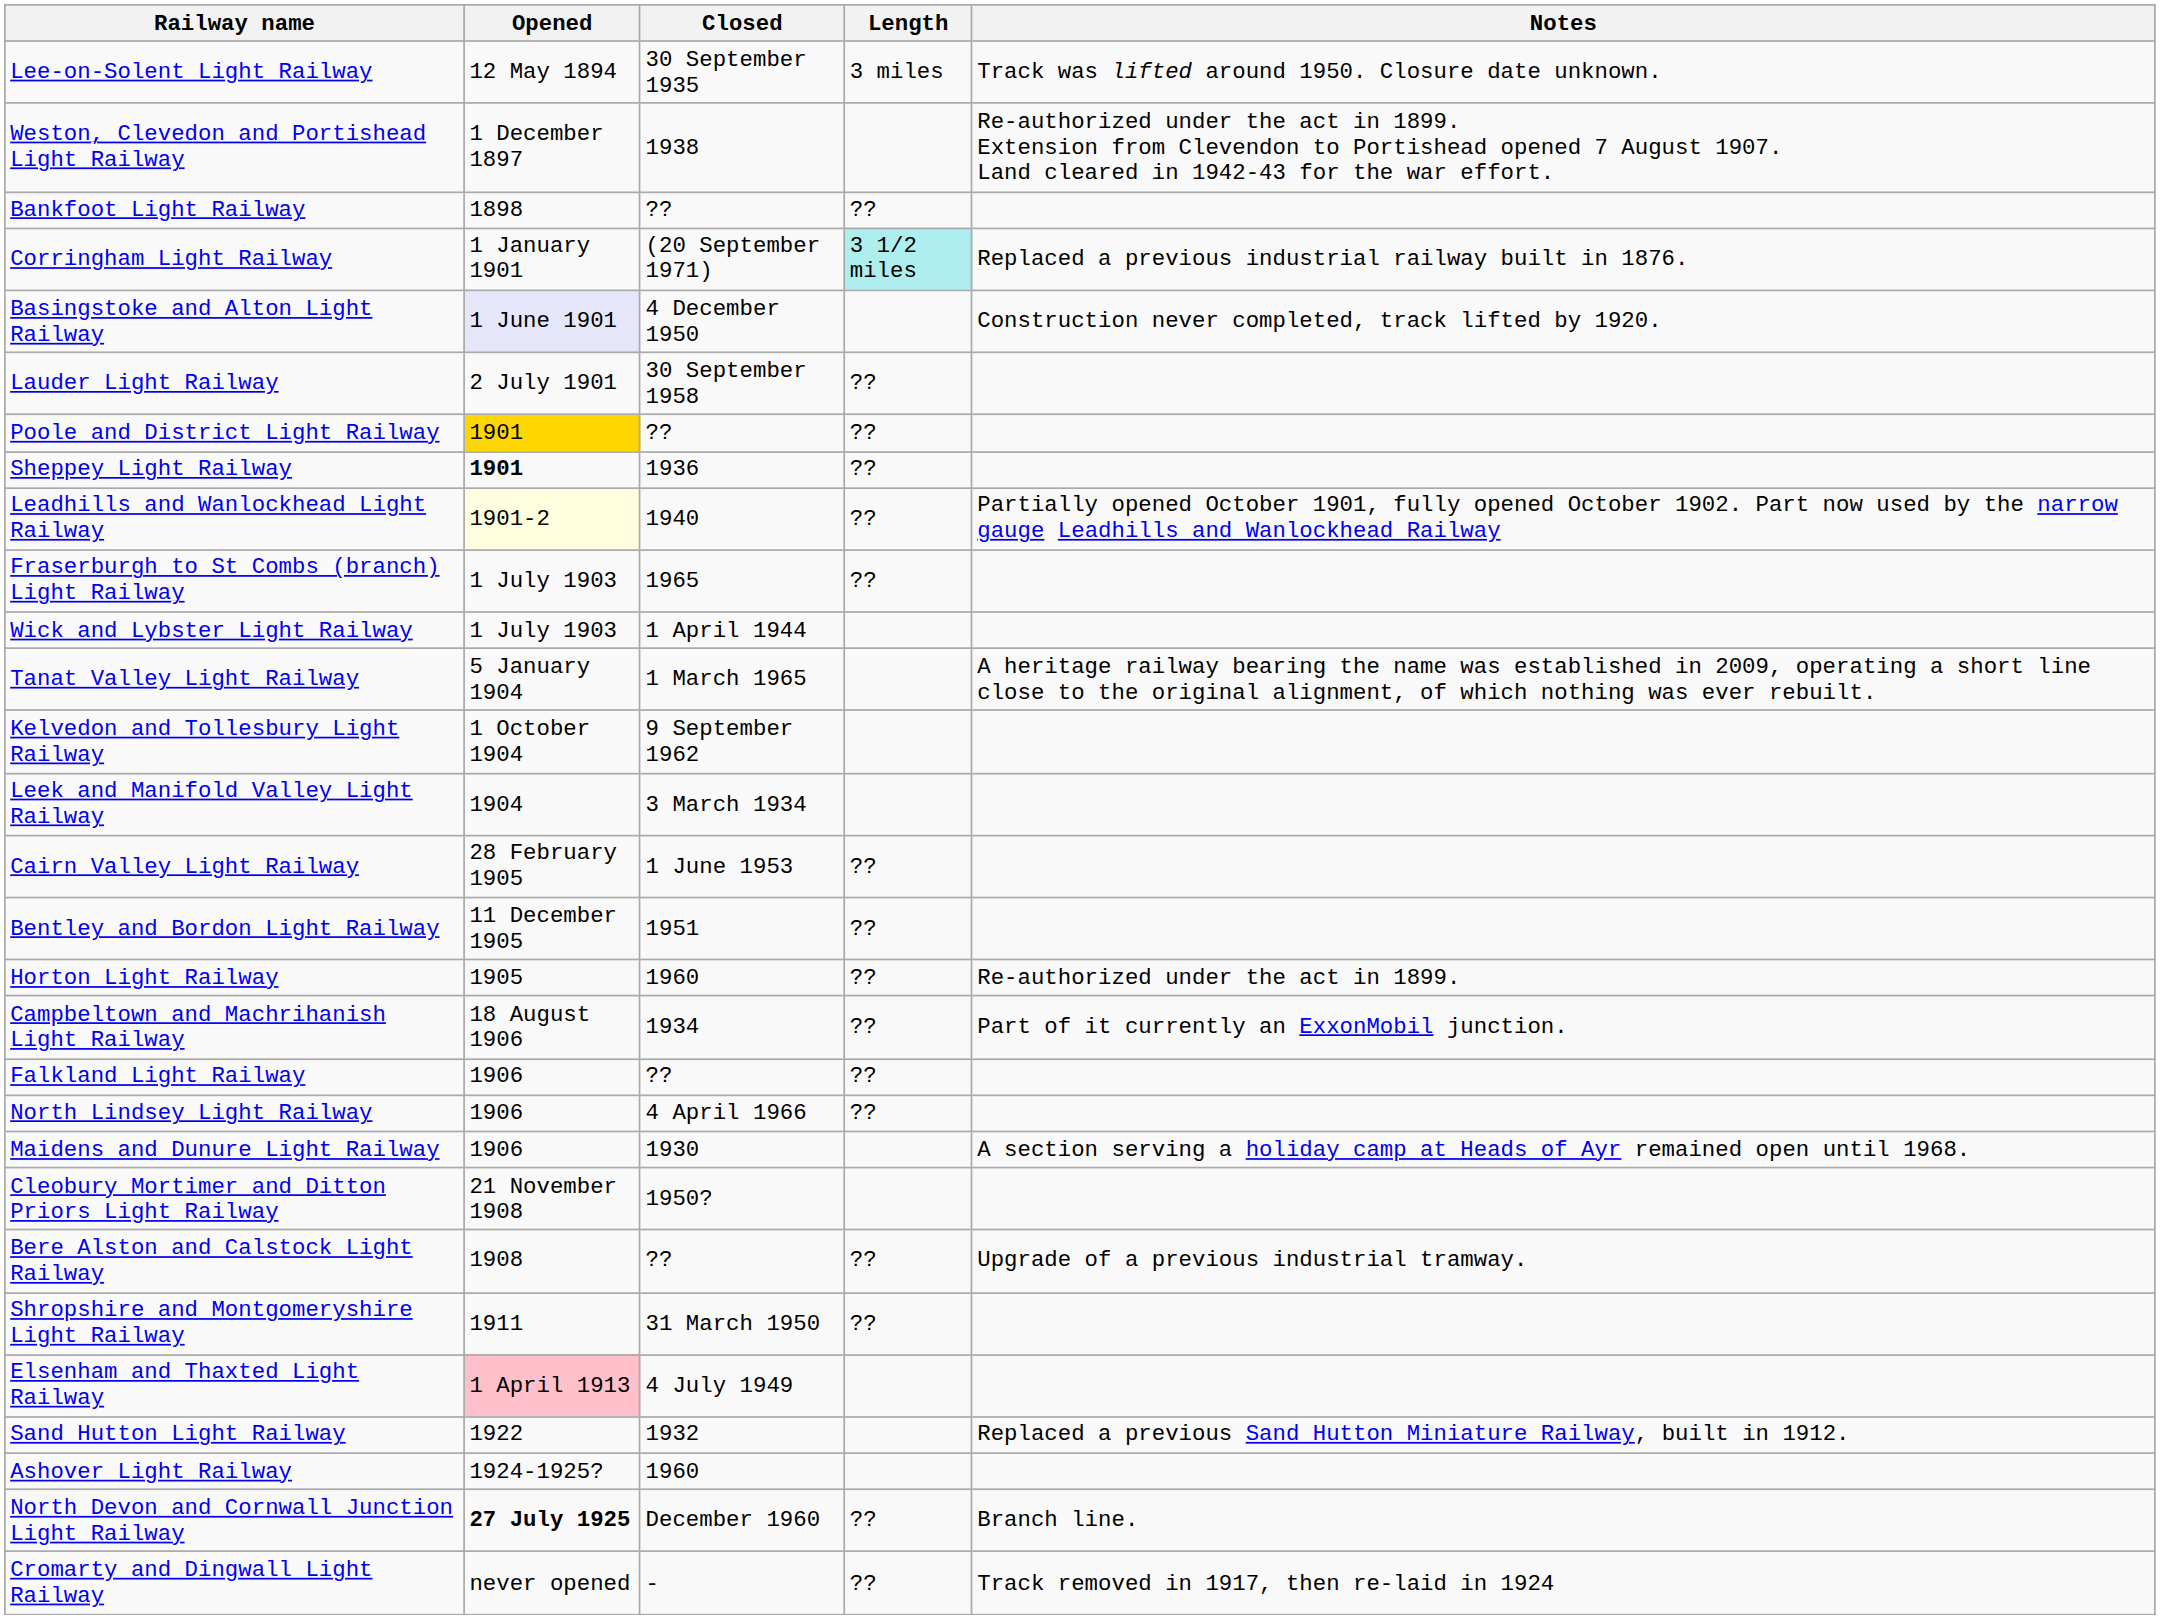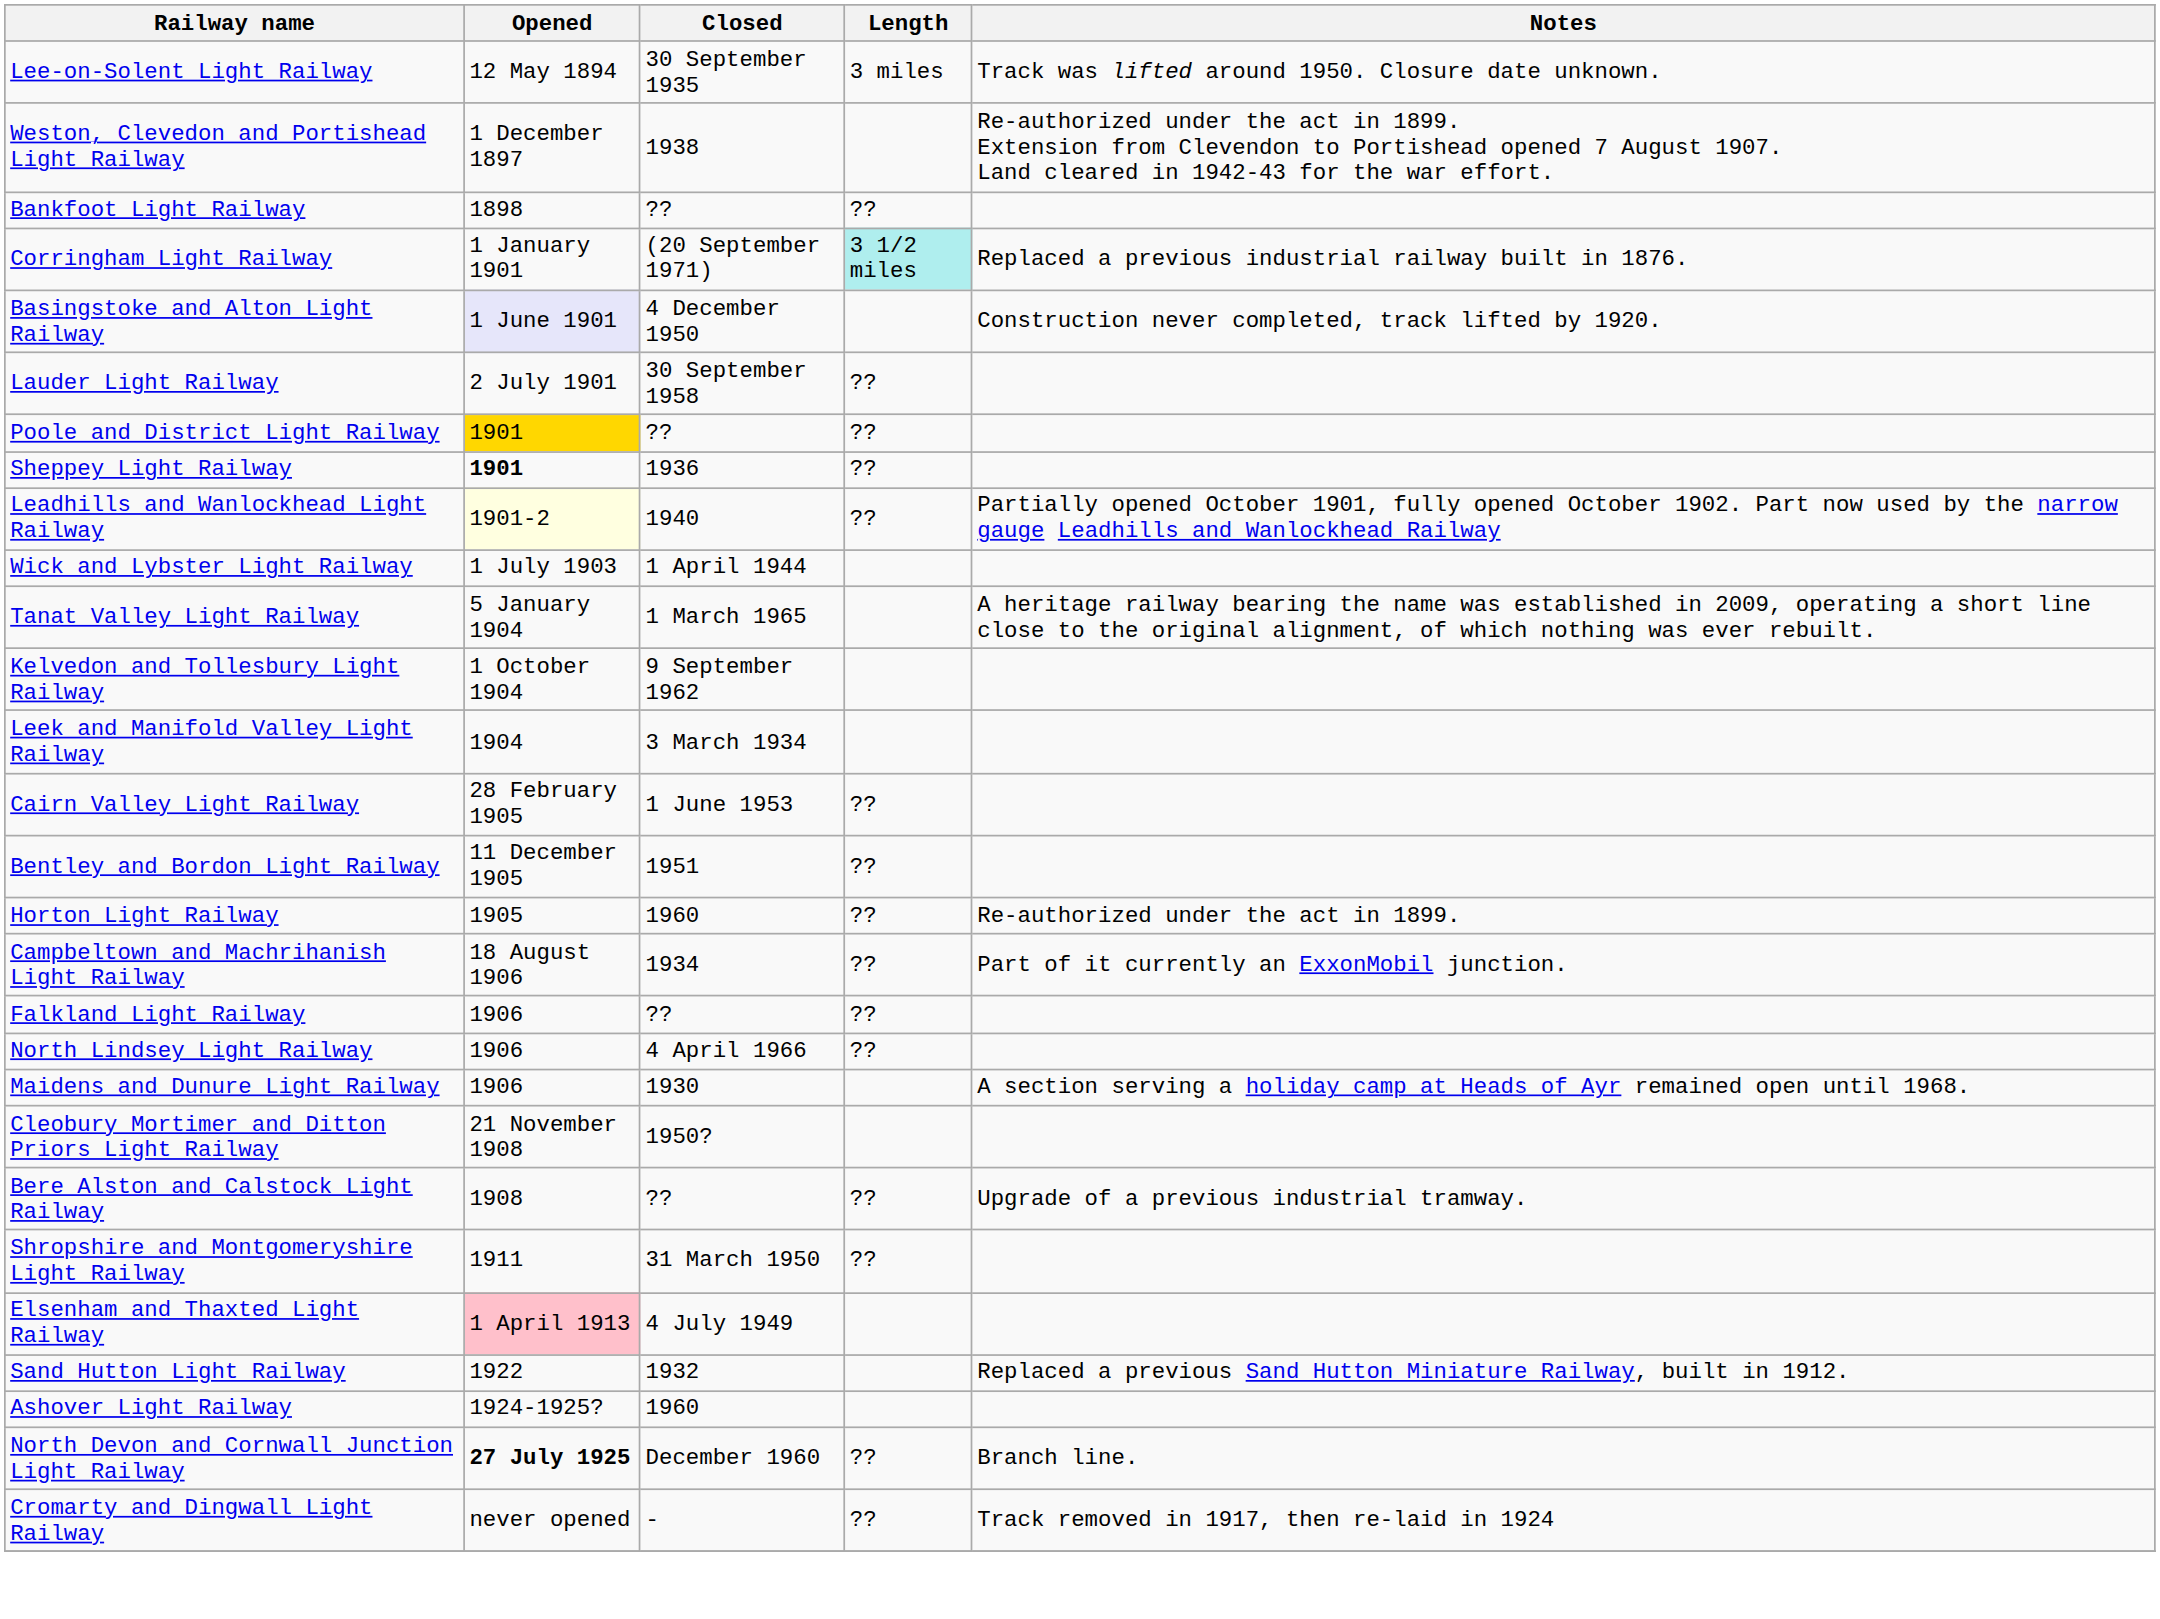- row: (225, 581)
